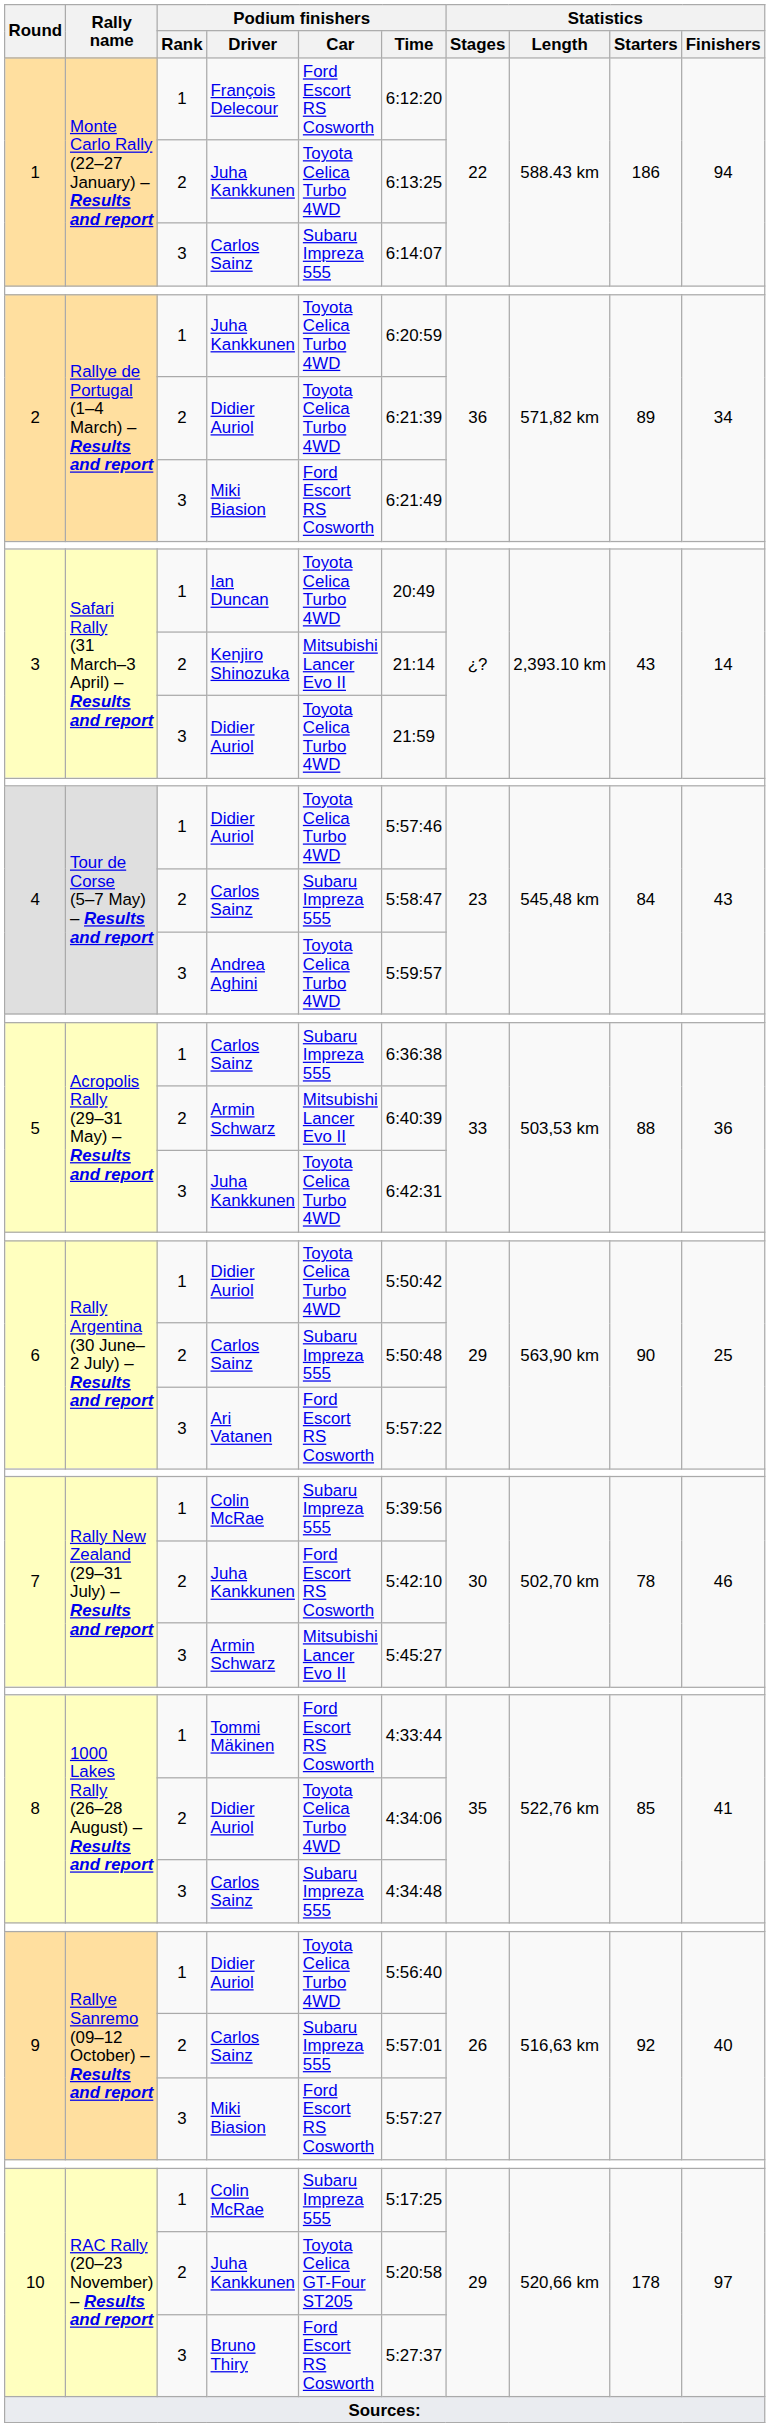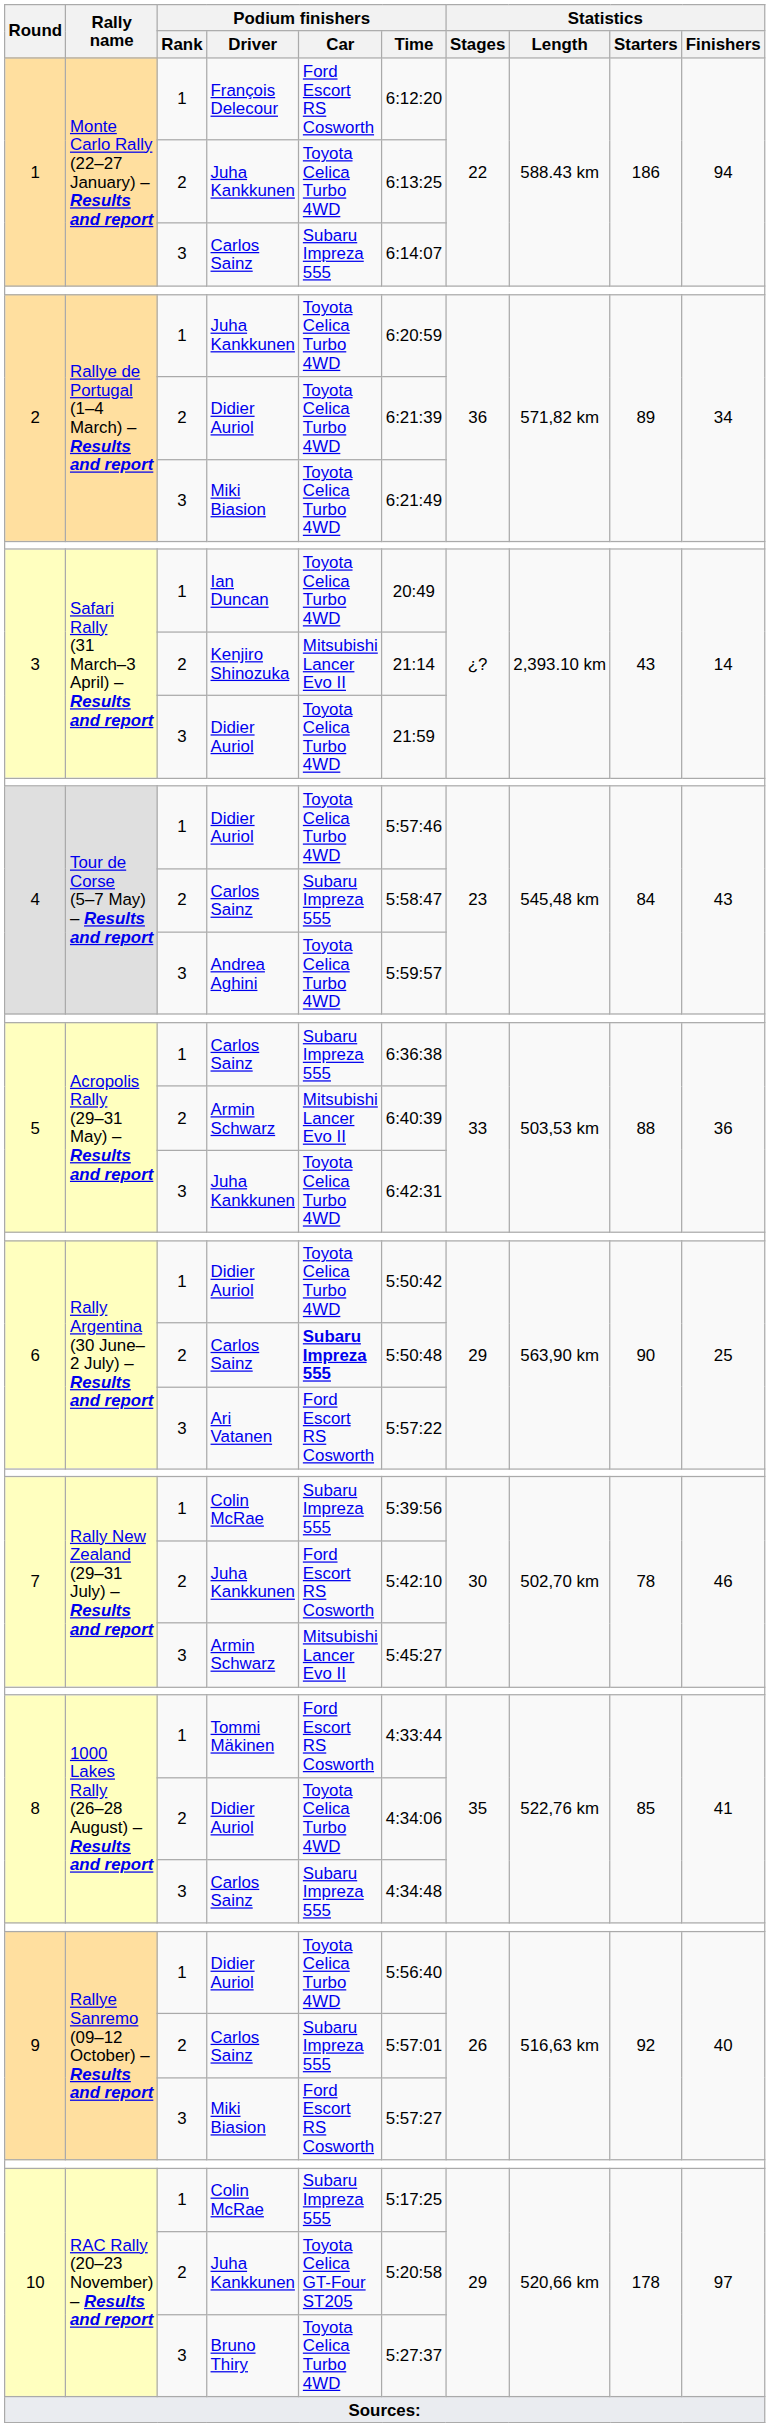(338, 500) Ford Escort RS Cosworth -> (328, 500) Toyota Celica Turbo 4WD
(333, 1354) normal -> (335, 1354) bold
(338, 2355) Ford Escort RS Cosworth -> (328, 2355) Toyota Celica Turbo 4WD
